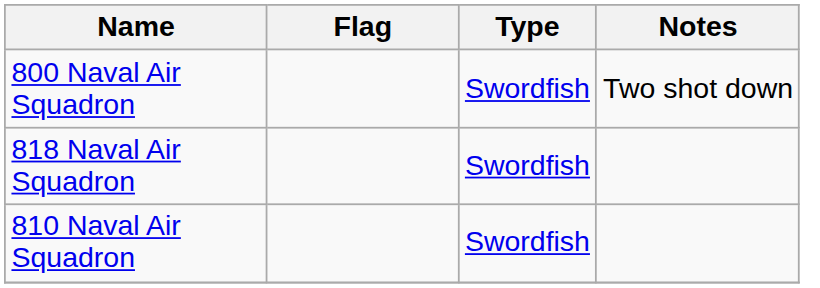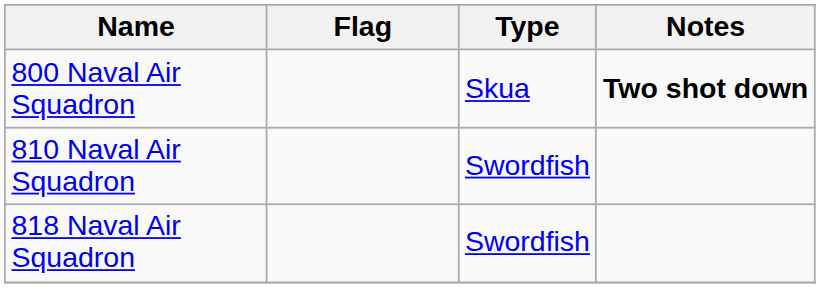(527, 88) Swordfish -> (497, 88) Skua
(698, 88) normal -> (706, 88) bold
rows swapped: (96, 242) <-> (96, 165)
